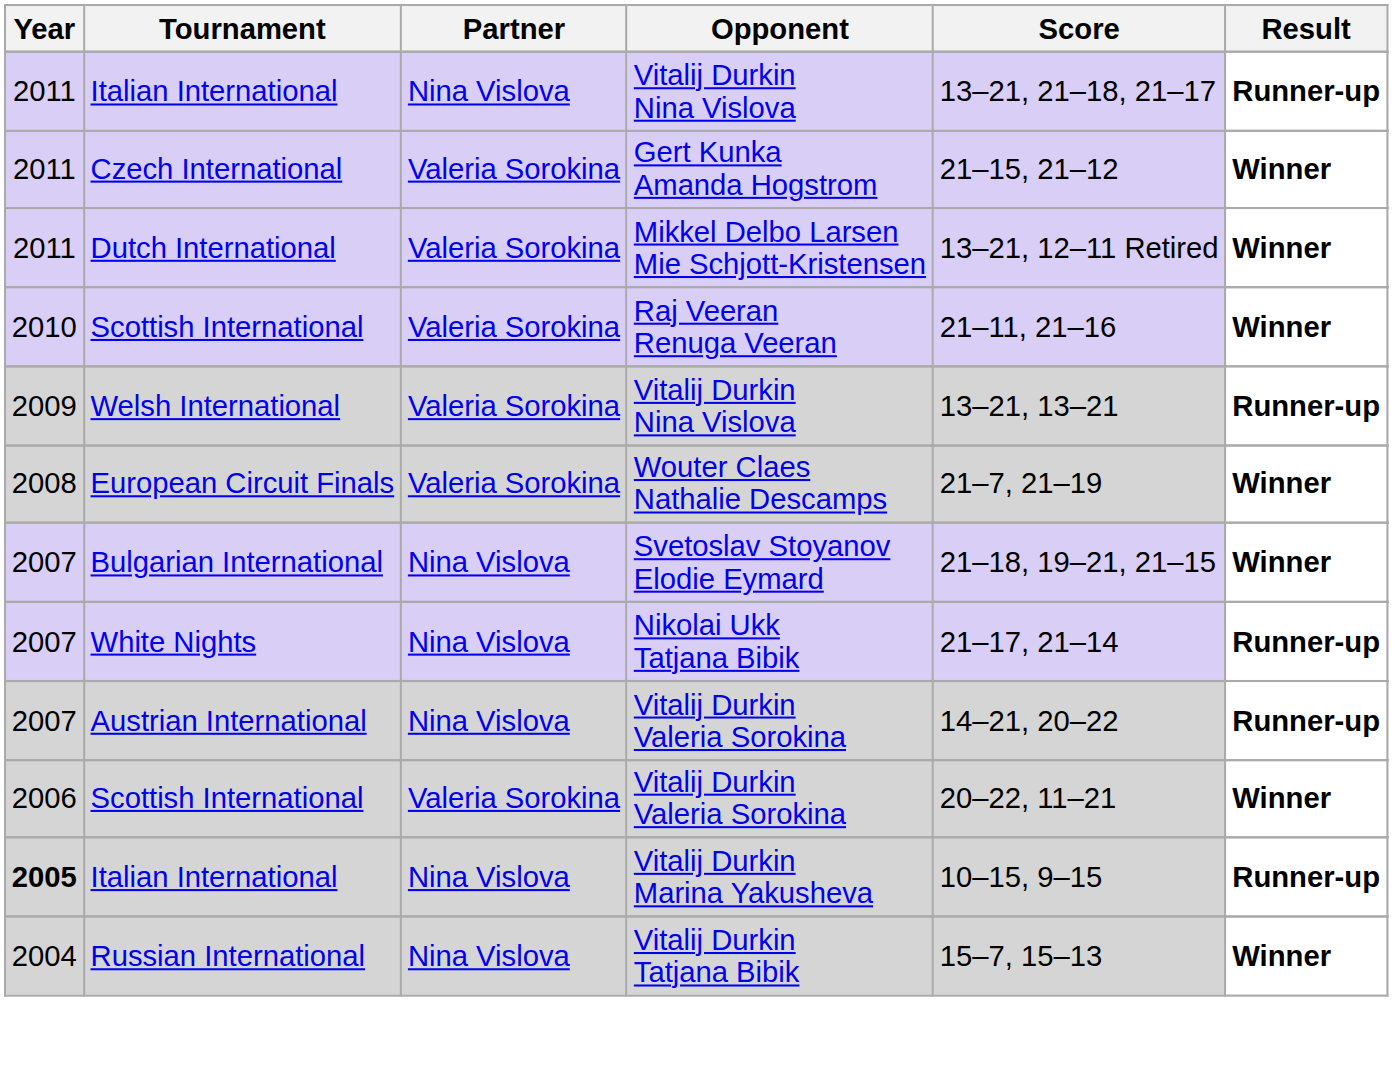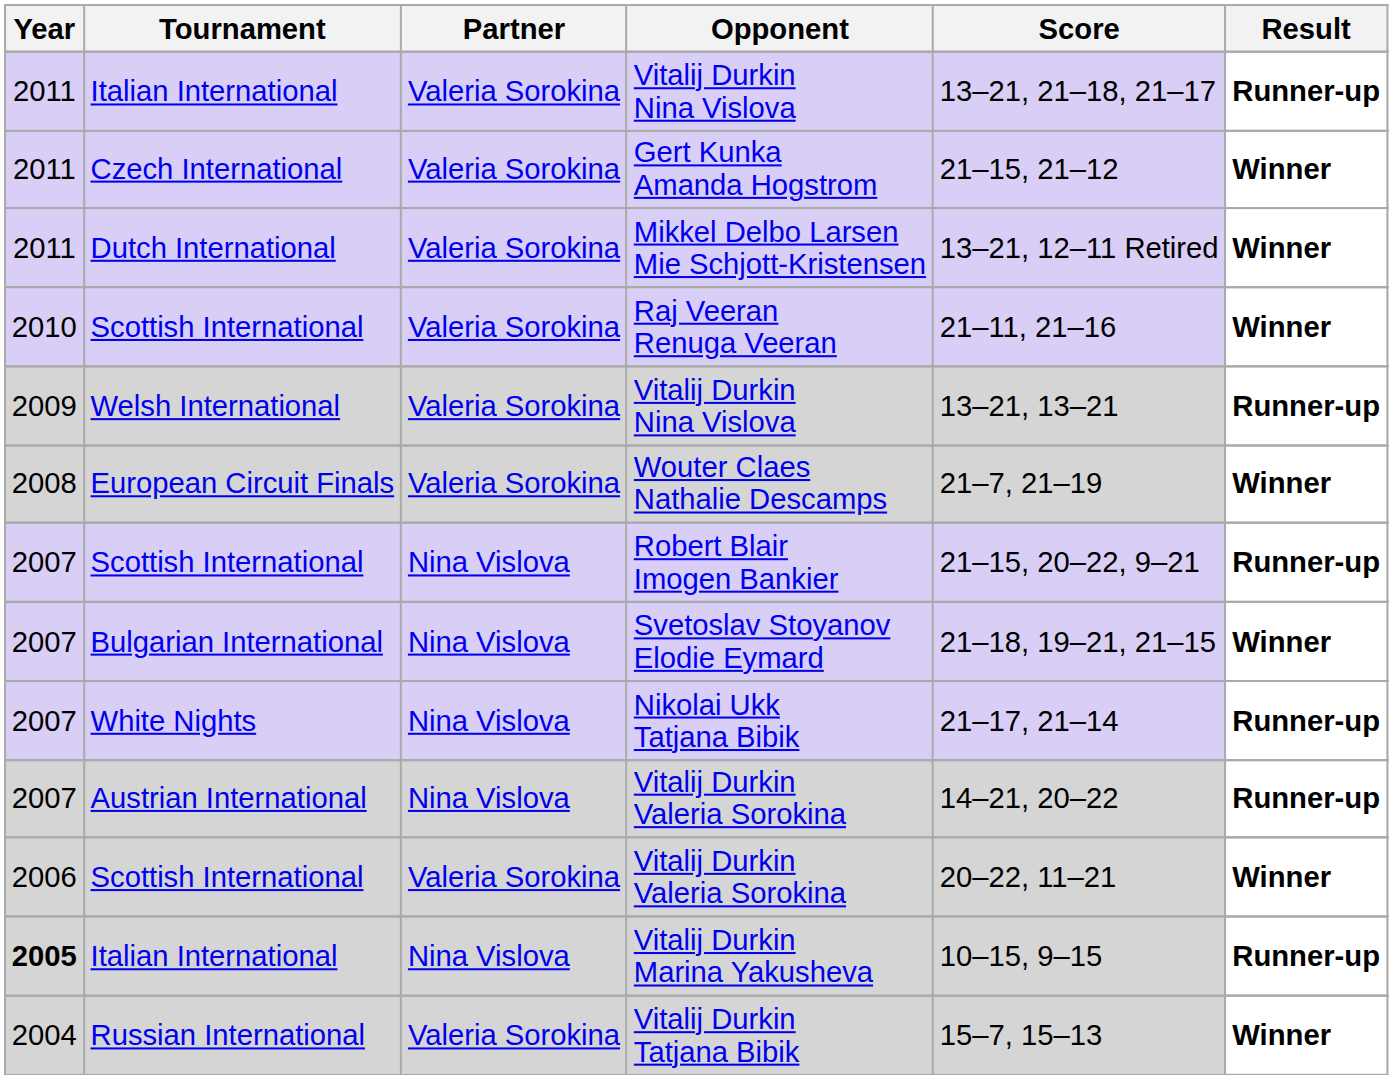(489, 91) Nina Vislova -> (514, 91) Valeria Sorokina
+ row: (227, 563)
(489, 956) Nina Vislova -> (514, 1035) Valeria Sorokina
